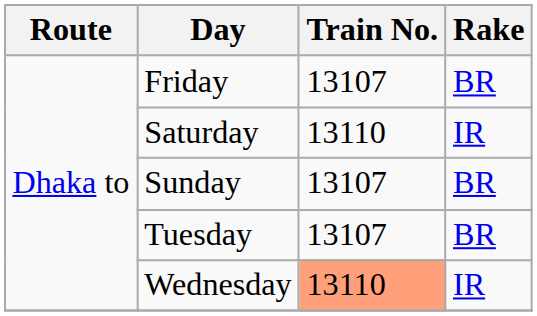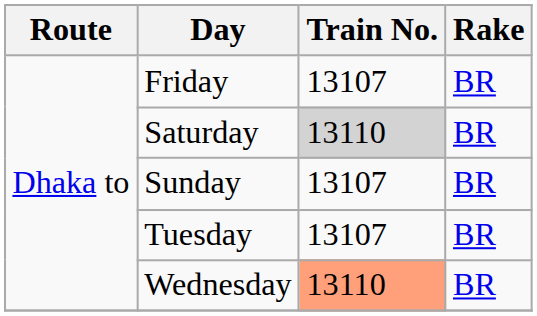(346, 132) no background -> (346, 132) lightgrey background
(469, 132) IR -> (474, 132) BR
(469, 285) IR -> (474, 285) BR
